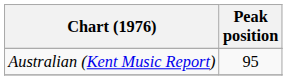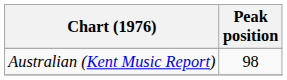(251, 61) 95 -> (251, 61) 98
